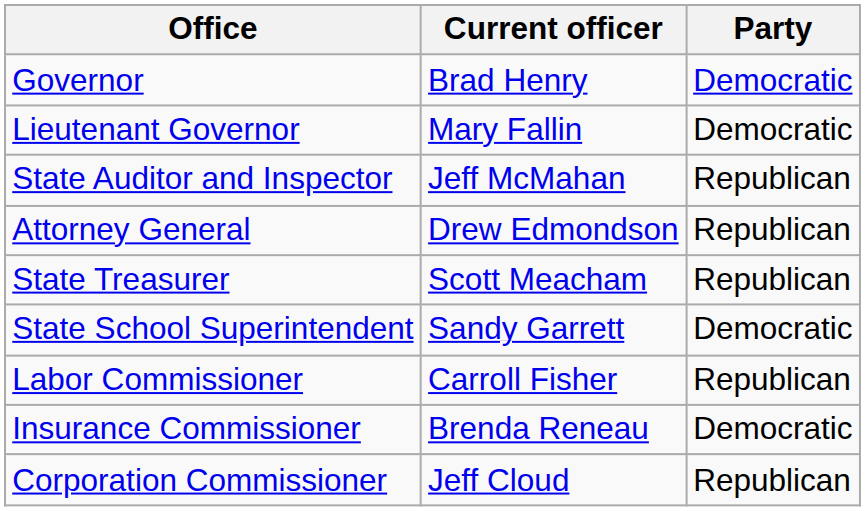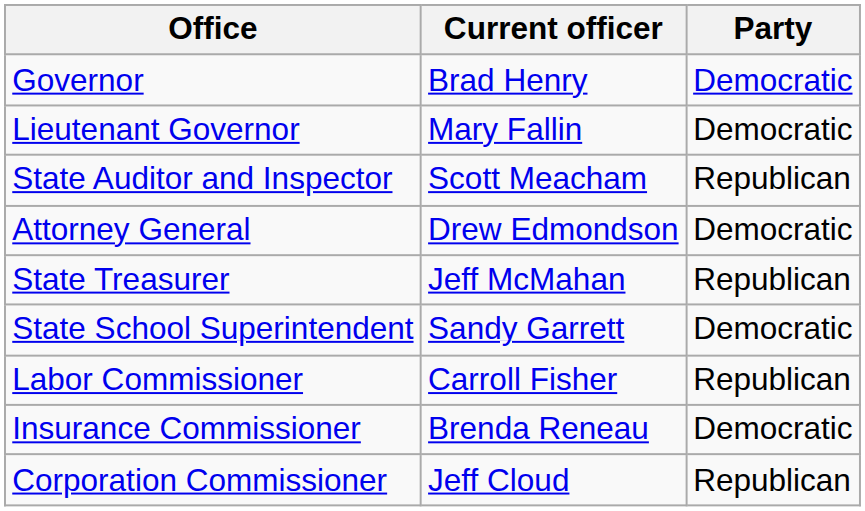(527, 179) Jeff McMahan -> (538, 179) Scott Meacham
(772, 229) Republican -> (773, 229) Democratic
(538, 279) Scott Meacham -> (527, 279) Jeff McMahan
